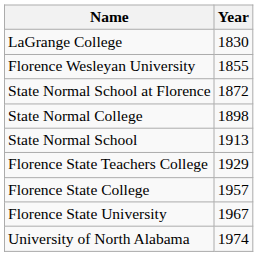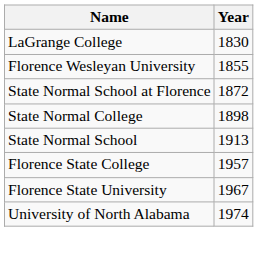- row: (108, 165)
